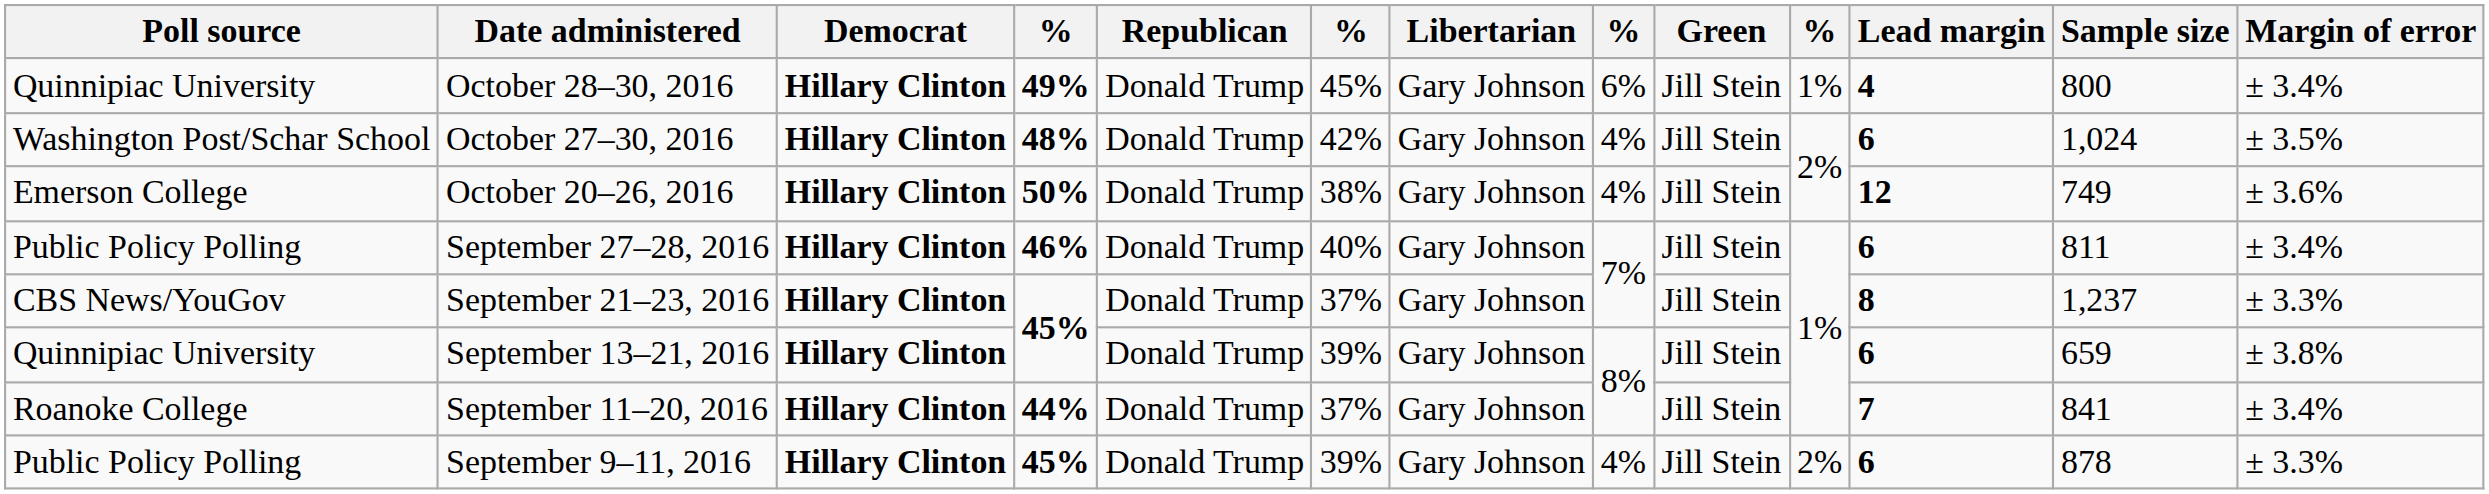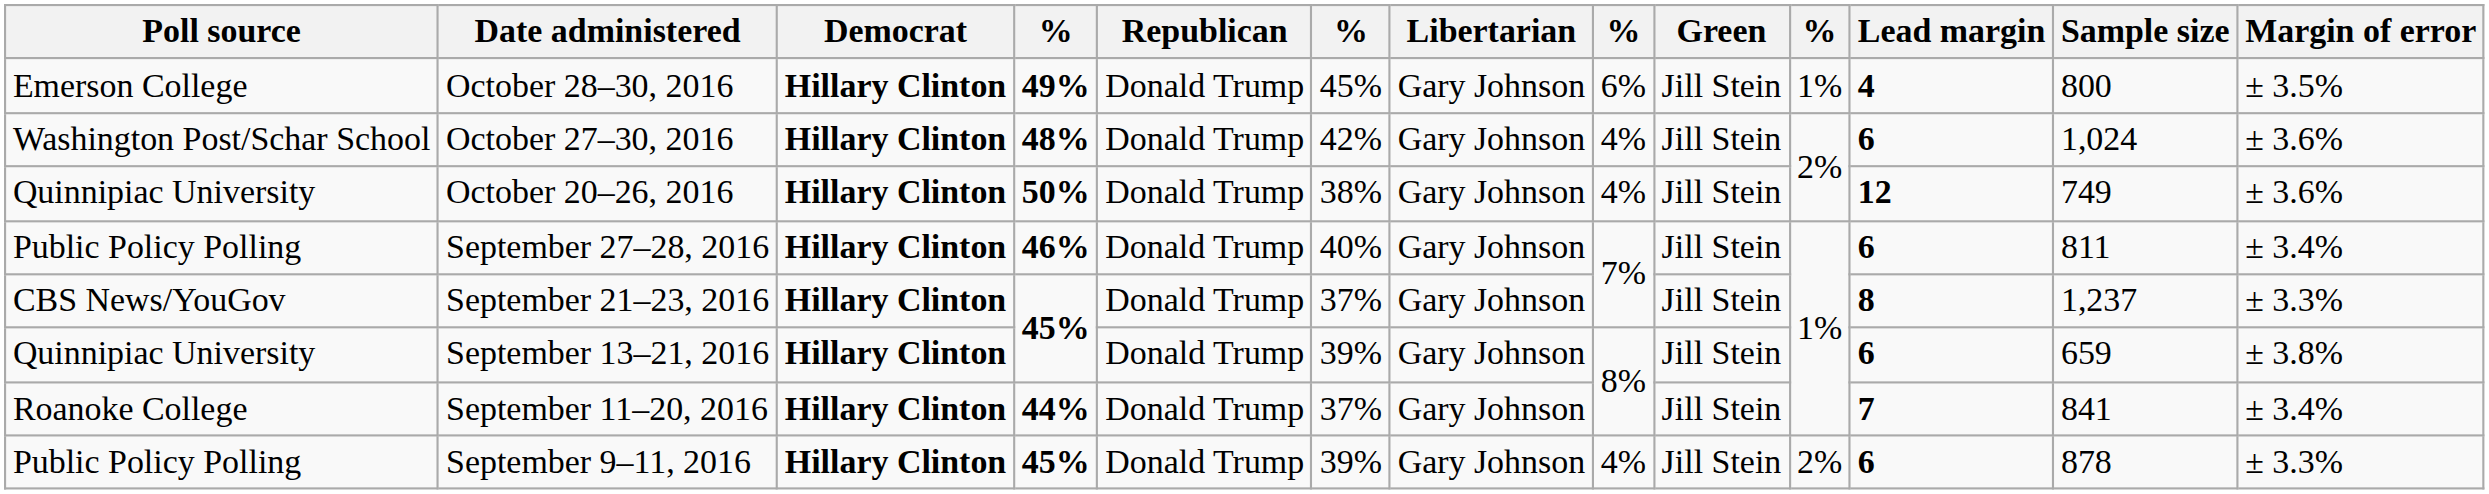(164, 85) Quinnipiac University -> (130, 85) Emerson College
(2294, 85) ± 3.4% -> (2294, 85) ± 3.5%
(2294, 138) ± 3.5% -> (2294, 138) ± 3.6%
(130, 192) Emerson College -> (164, 192) Quinnipiac University
